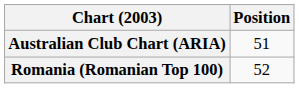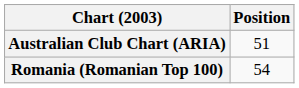(262, 69) 52 -> (262, 69) 54
